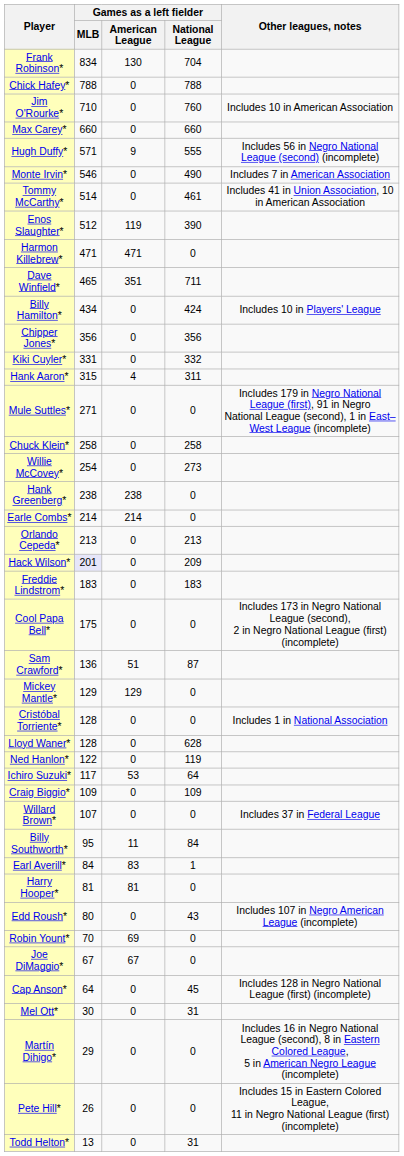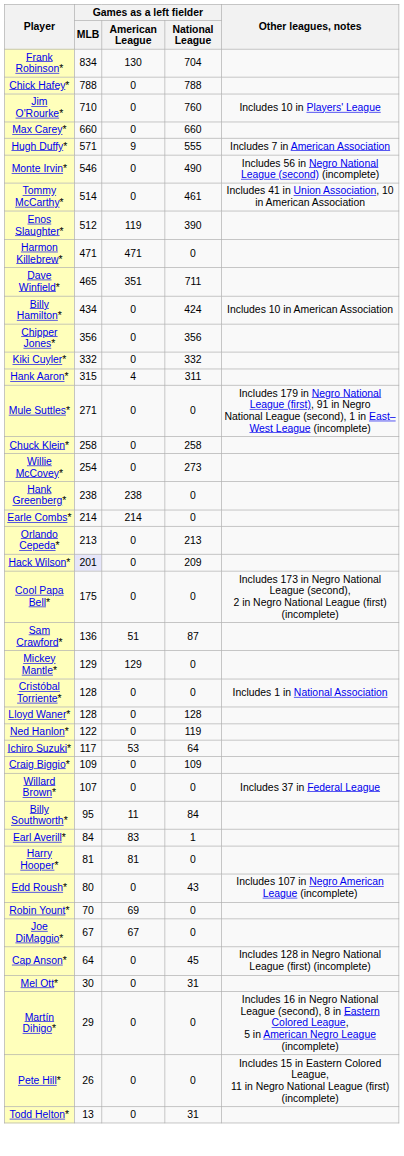(310, 107) Includes 10 in American Association -> (310, 107) Includes 10 in Players' League
(310, 152) Includes 56 in Negro National League (second) (incomplete) -> (310, 146) Includes 7 in American Association
(310, 175) Includes 7 in American Association -> (310, 169) Includes 56 in Negro National League (second) (incomplete)
(310, 310) Includes 10 in Players' League -> (310, 310) Includes 10 in American Association
(88, 360) 331 -> (88, 360) 332
- row: (39, 585)
(193, 743) 628 -> (193, 715) 128
